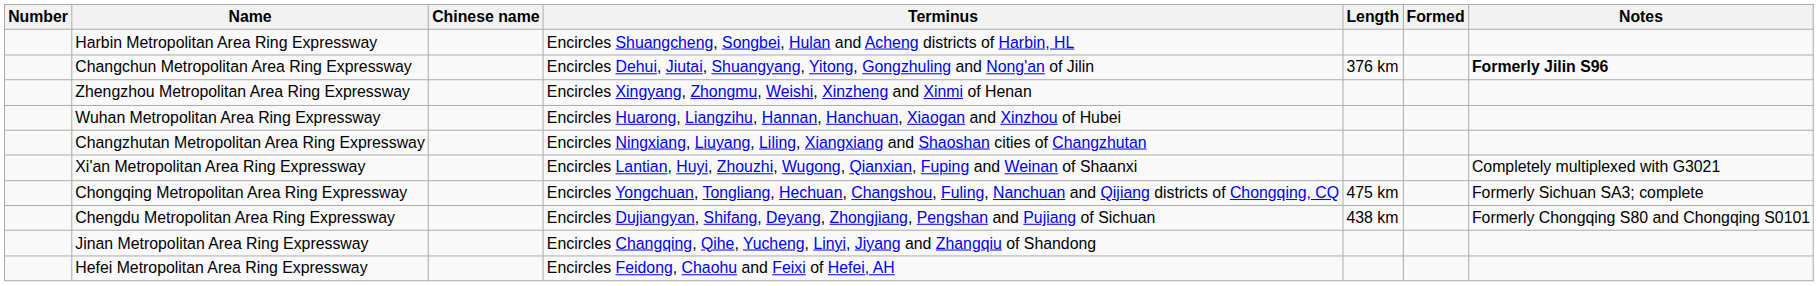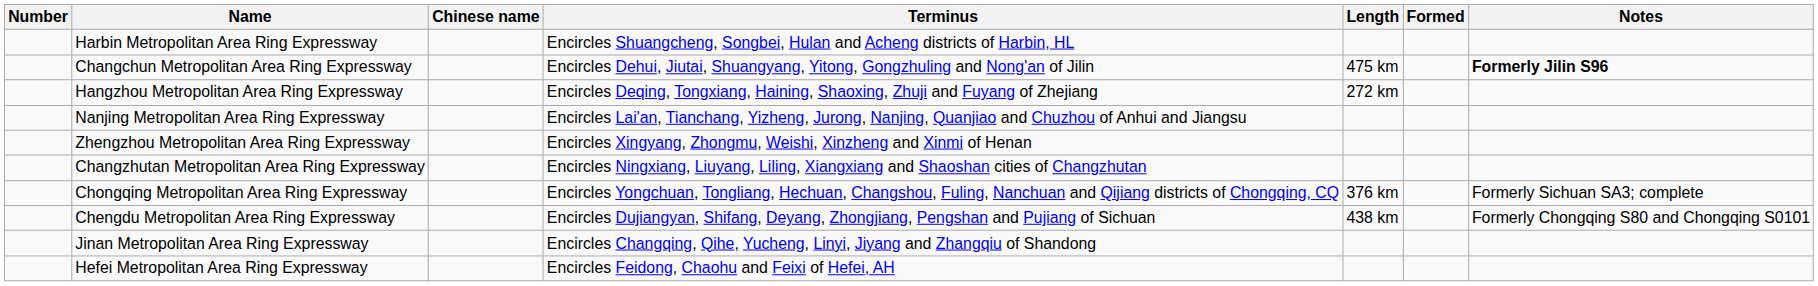(1372, 67) 376 km -> (1372, 67) 475 km
+ row: (239, 92)
+ row: (230, 117)
- row: (228, 117)
- row: (220, 167)
(1372, 192) 475 km -> (1372, 192) 376 km
